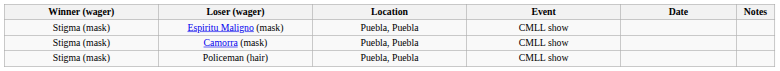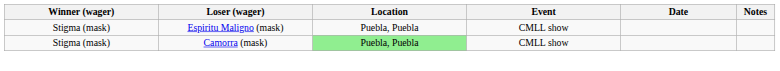(390, 43) no background -> (390, 43) lightgreen background
- row: (235, 58)
